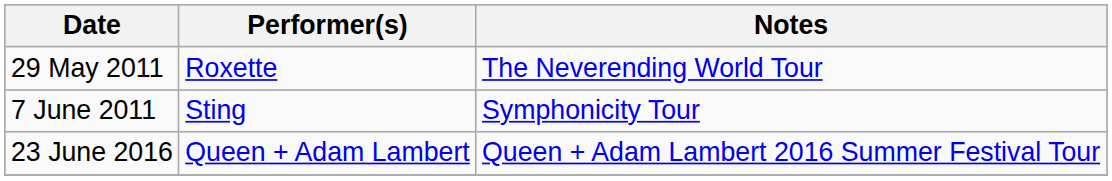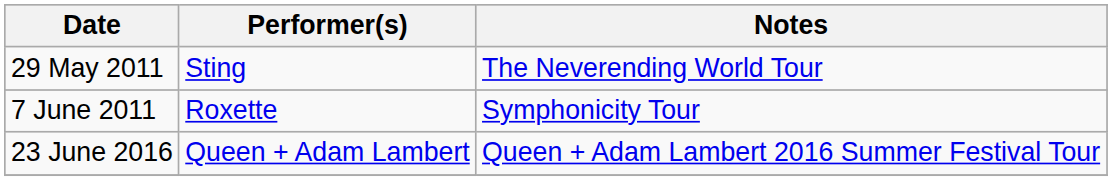(231, 68) Roxette -> (216, 68) Sting
(216, 110) Sting -> (231, 110) Roxette
